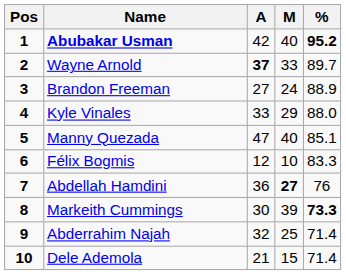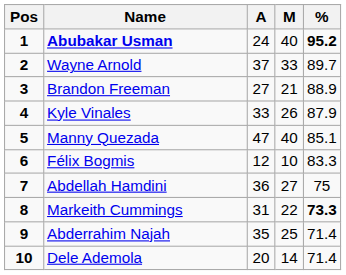(261, 41) 42 -> (261, 41) 24
(261, 65) bold -> (261, 65) normal
(289, 89) 24 -> (289, 89) 21
(289, 113) 29 -> (289, 113) 26
(322, 113) 88.0 -> (322, 113) 87.9
(289, 186) bold -> (289, 186) normal
(322, 186) 76 -> (322, 186) 75
(261, 210) 30 -> (261, 210) 31
(289, 210) 39 -> (289, 210) 22
(261, 234) 32 -> (261, 234) 35
(261, 258) 21 -> (261, 258) 20
(289, 258) 15 -> (289, 258) 14
